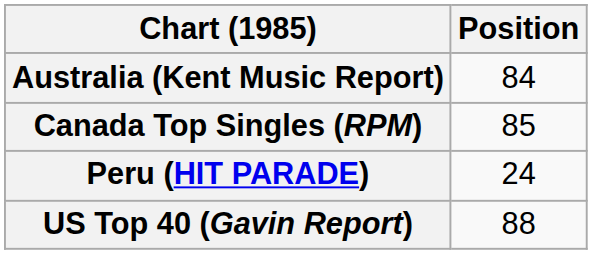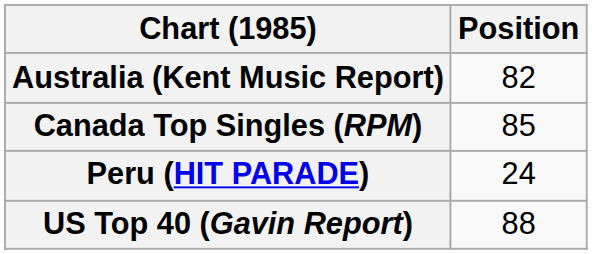(519, 77) 84 -> (519, 77) 82
